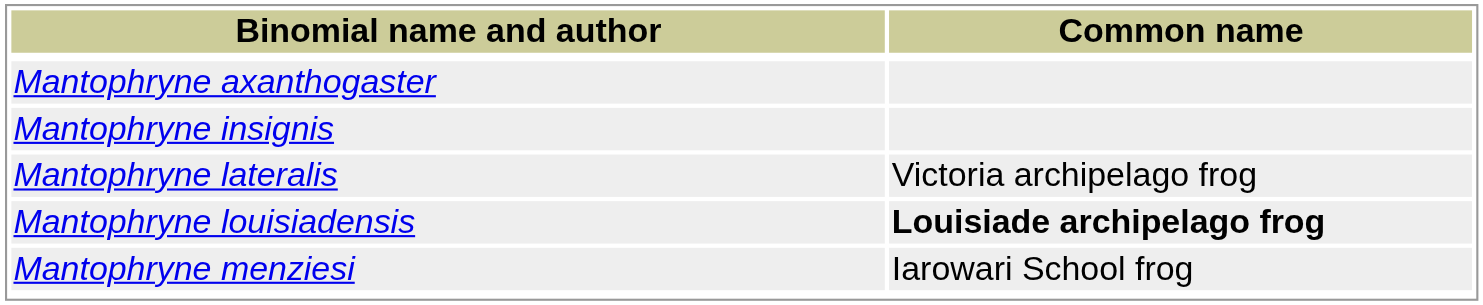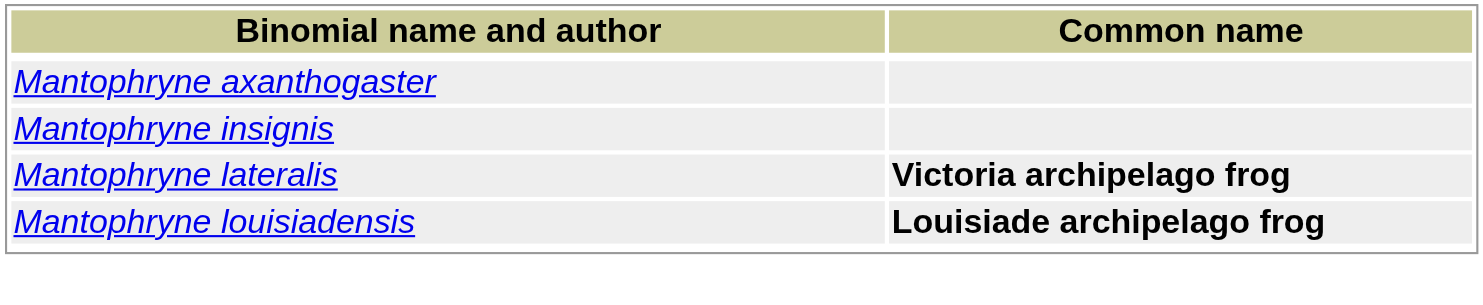(1074, 175) normal -> (1091, 175) bold
- row: (184, 268)
